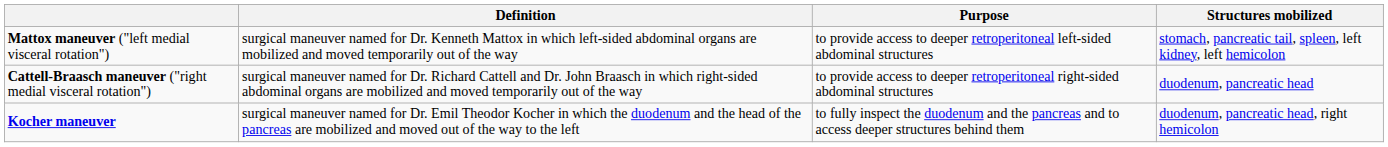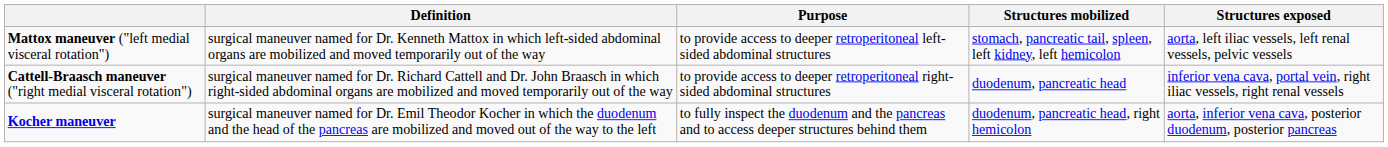+ column: (1274, 15)
